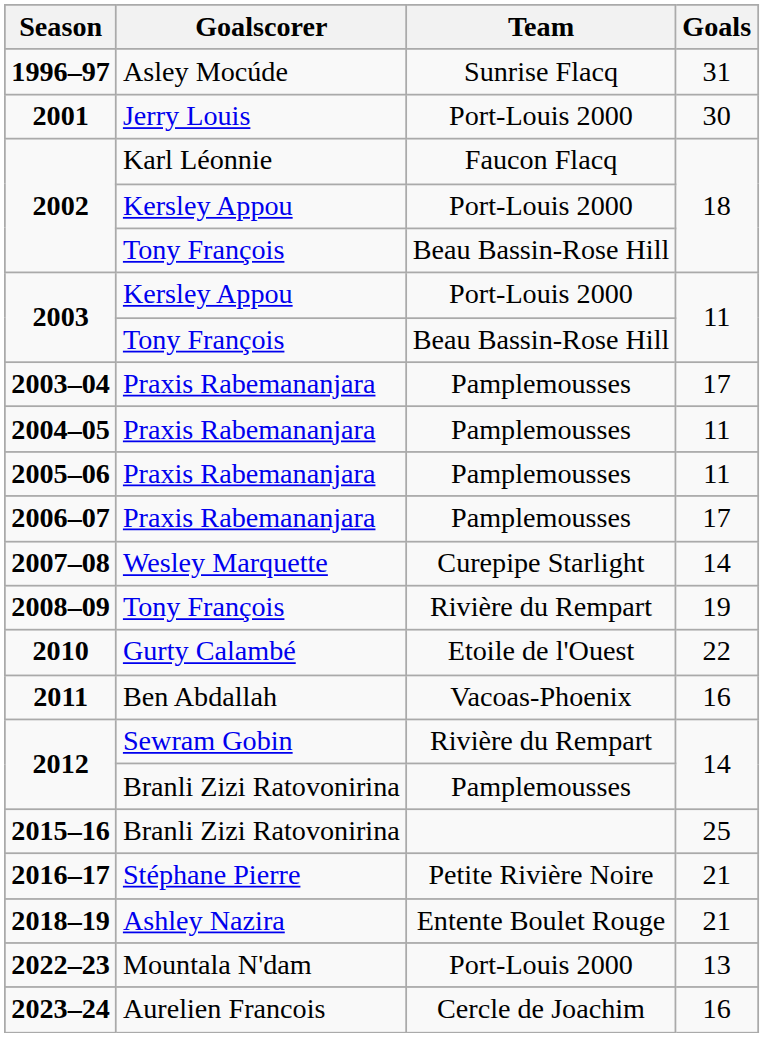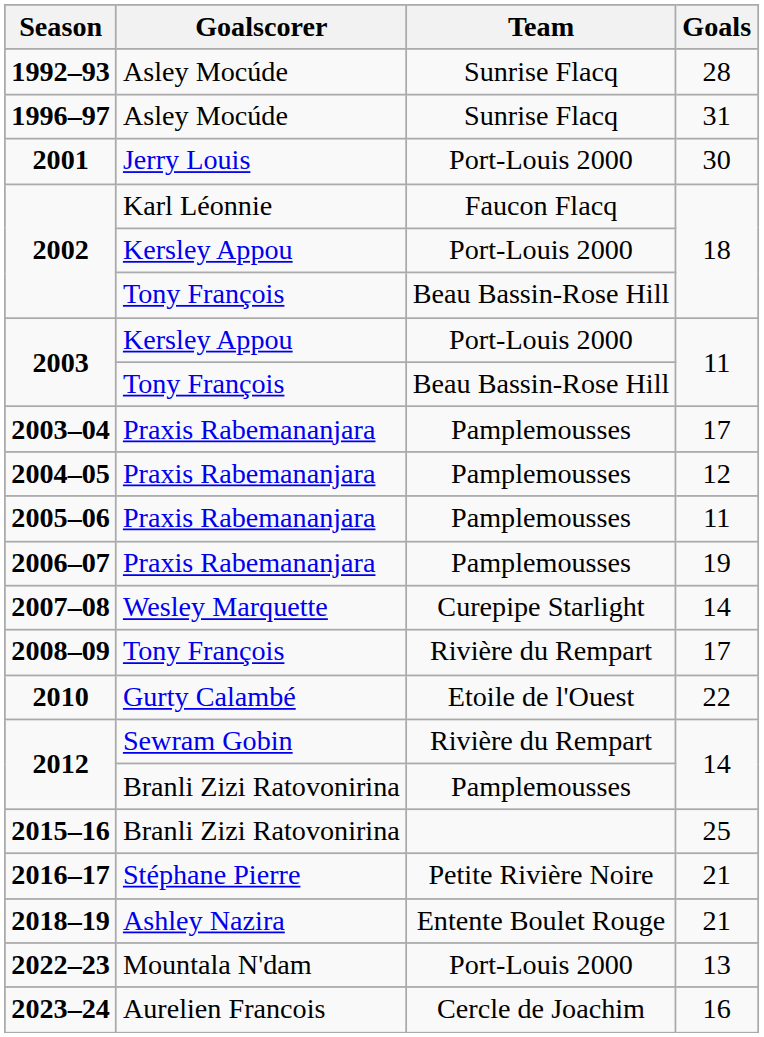+ row: (61, 71)
(717, 428) 11 -> (717, 473) 12
(717, 518) 17 -> (717, 562) 19
(717, 607) 19 -> (717, 652) 17
- row: (61, 696)
